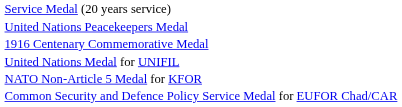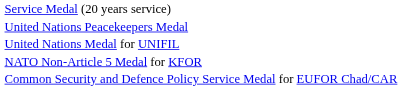- row: (107, 44)
